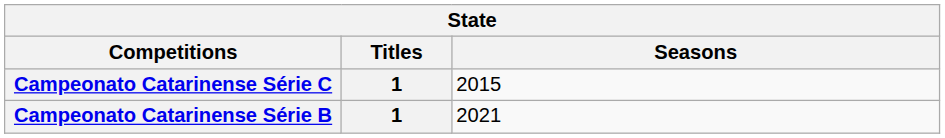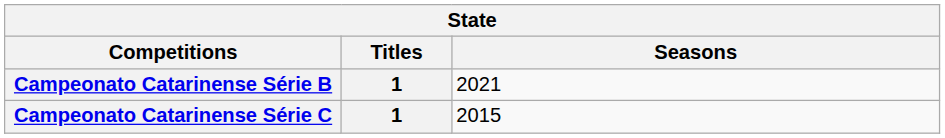rows swapped: (173, 116) <-> (173, 84)
